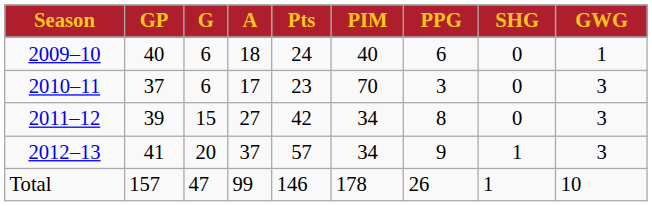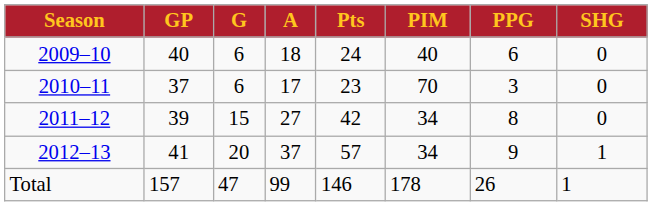- column: (602, 20)
